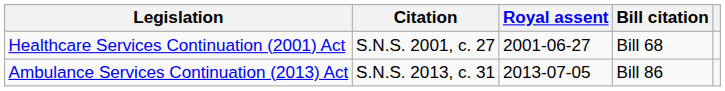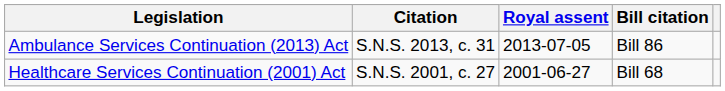rows swapped: (178, 72) <-> (177, 45)
